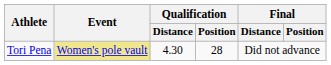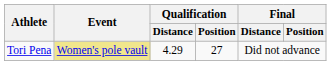(173, 51) 4.30 -> (173, 51) 4.29
(217, 51) 28 -> (217, 51) 27
